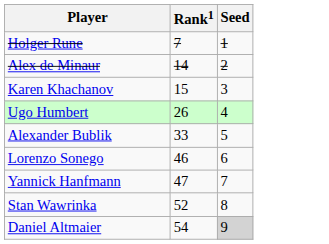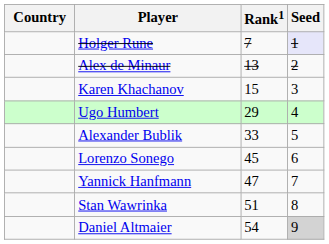+ column: (40, 18)
(224, 43) no background -> (295, 43) lavender background
(181, 66) 14 -> (251, 66) 13
(181, 112) 26 -> (251, 112) 29
(181, 158) 46 -> (251, 158) 45
(181, 204) 52 -> (251, 204) 51
